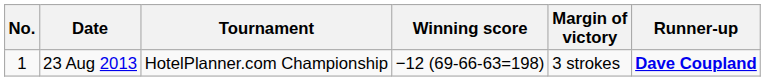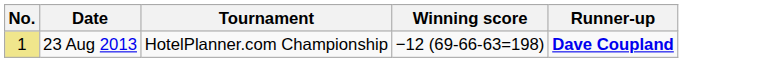- column: (590, 27)
(22, 63) no background -> (22, 44) khaki background
